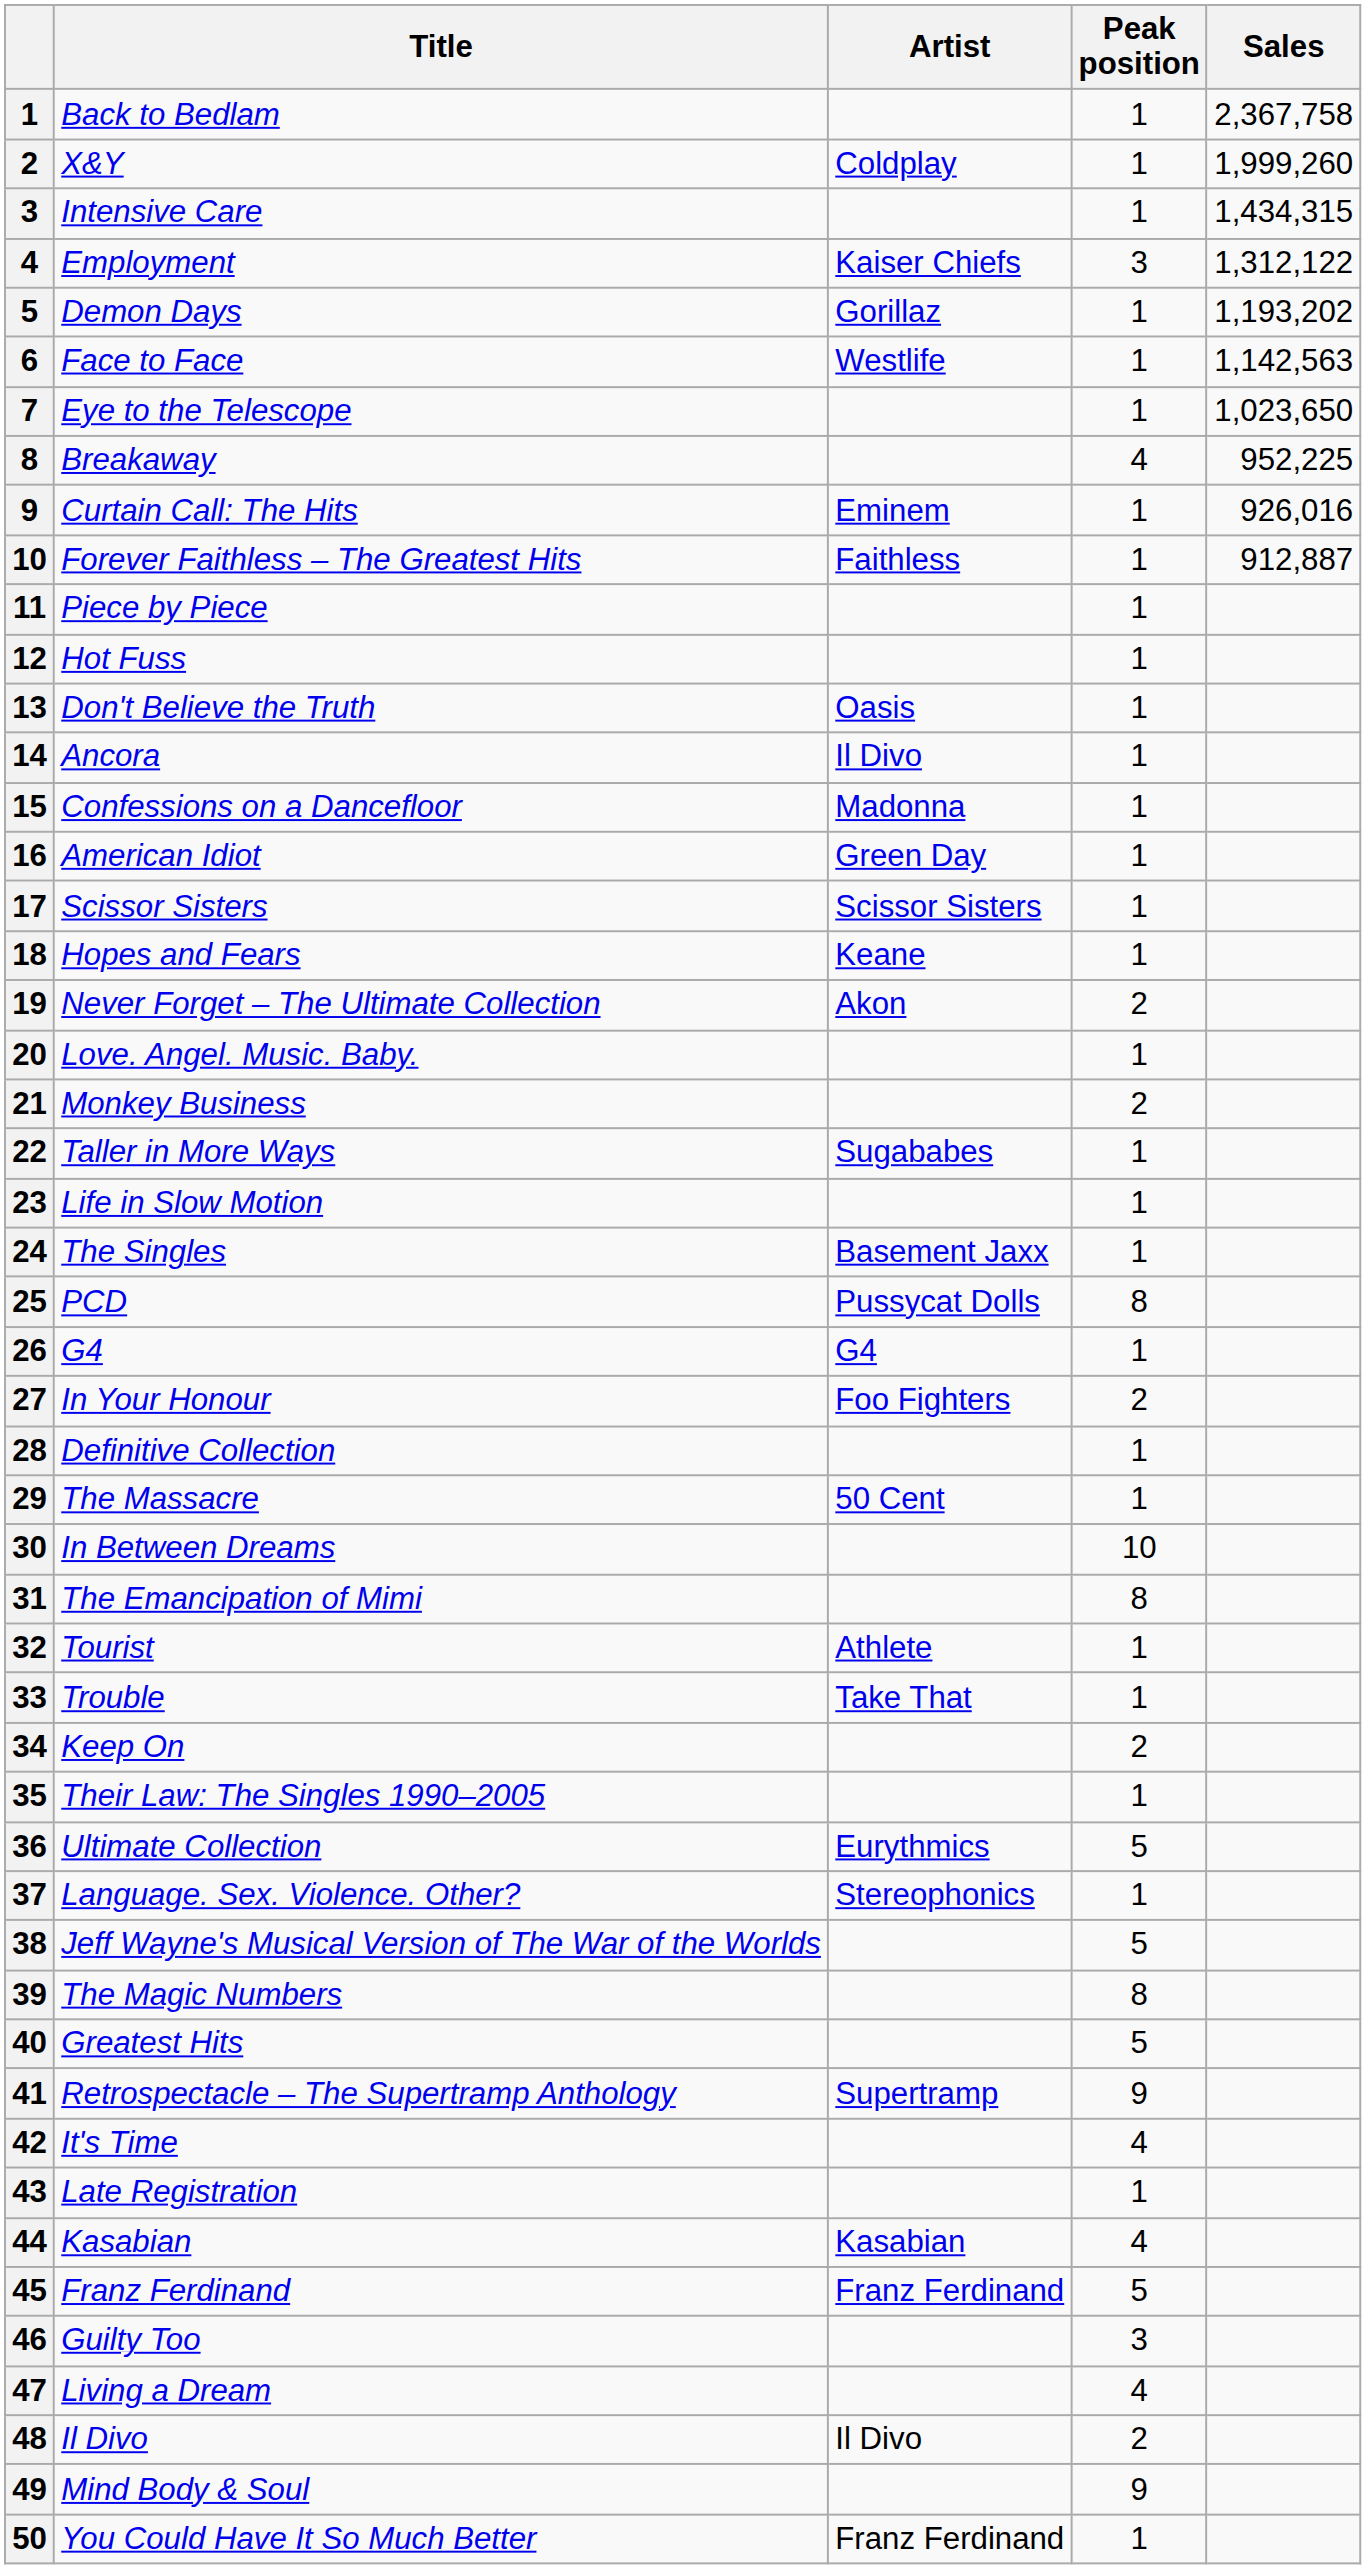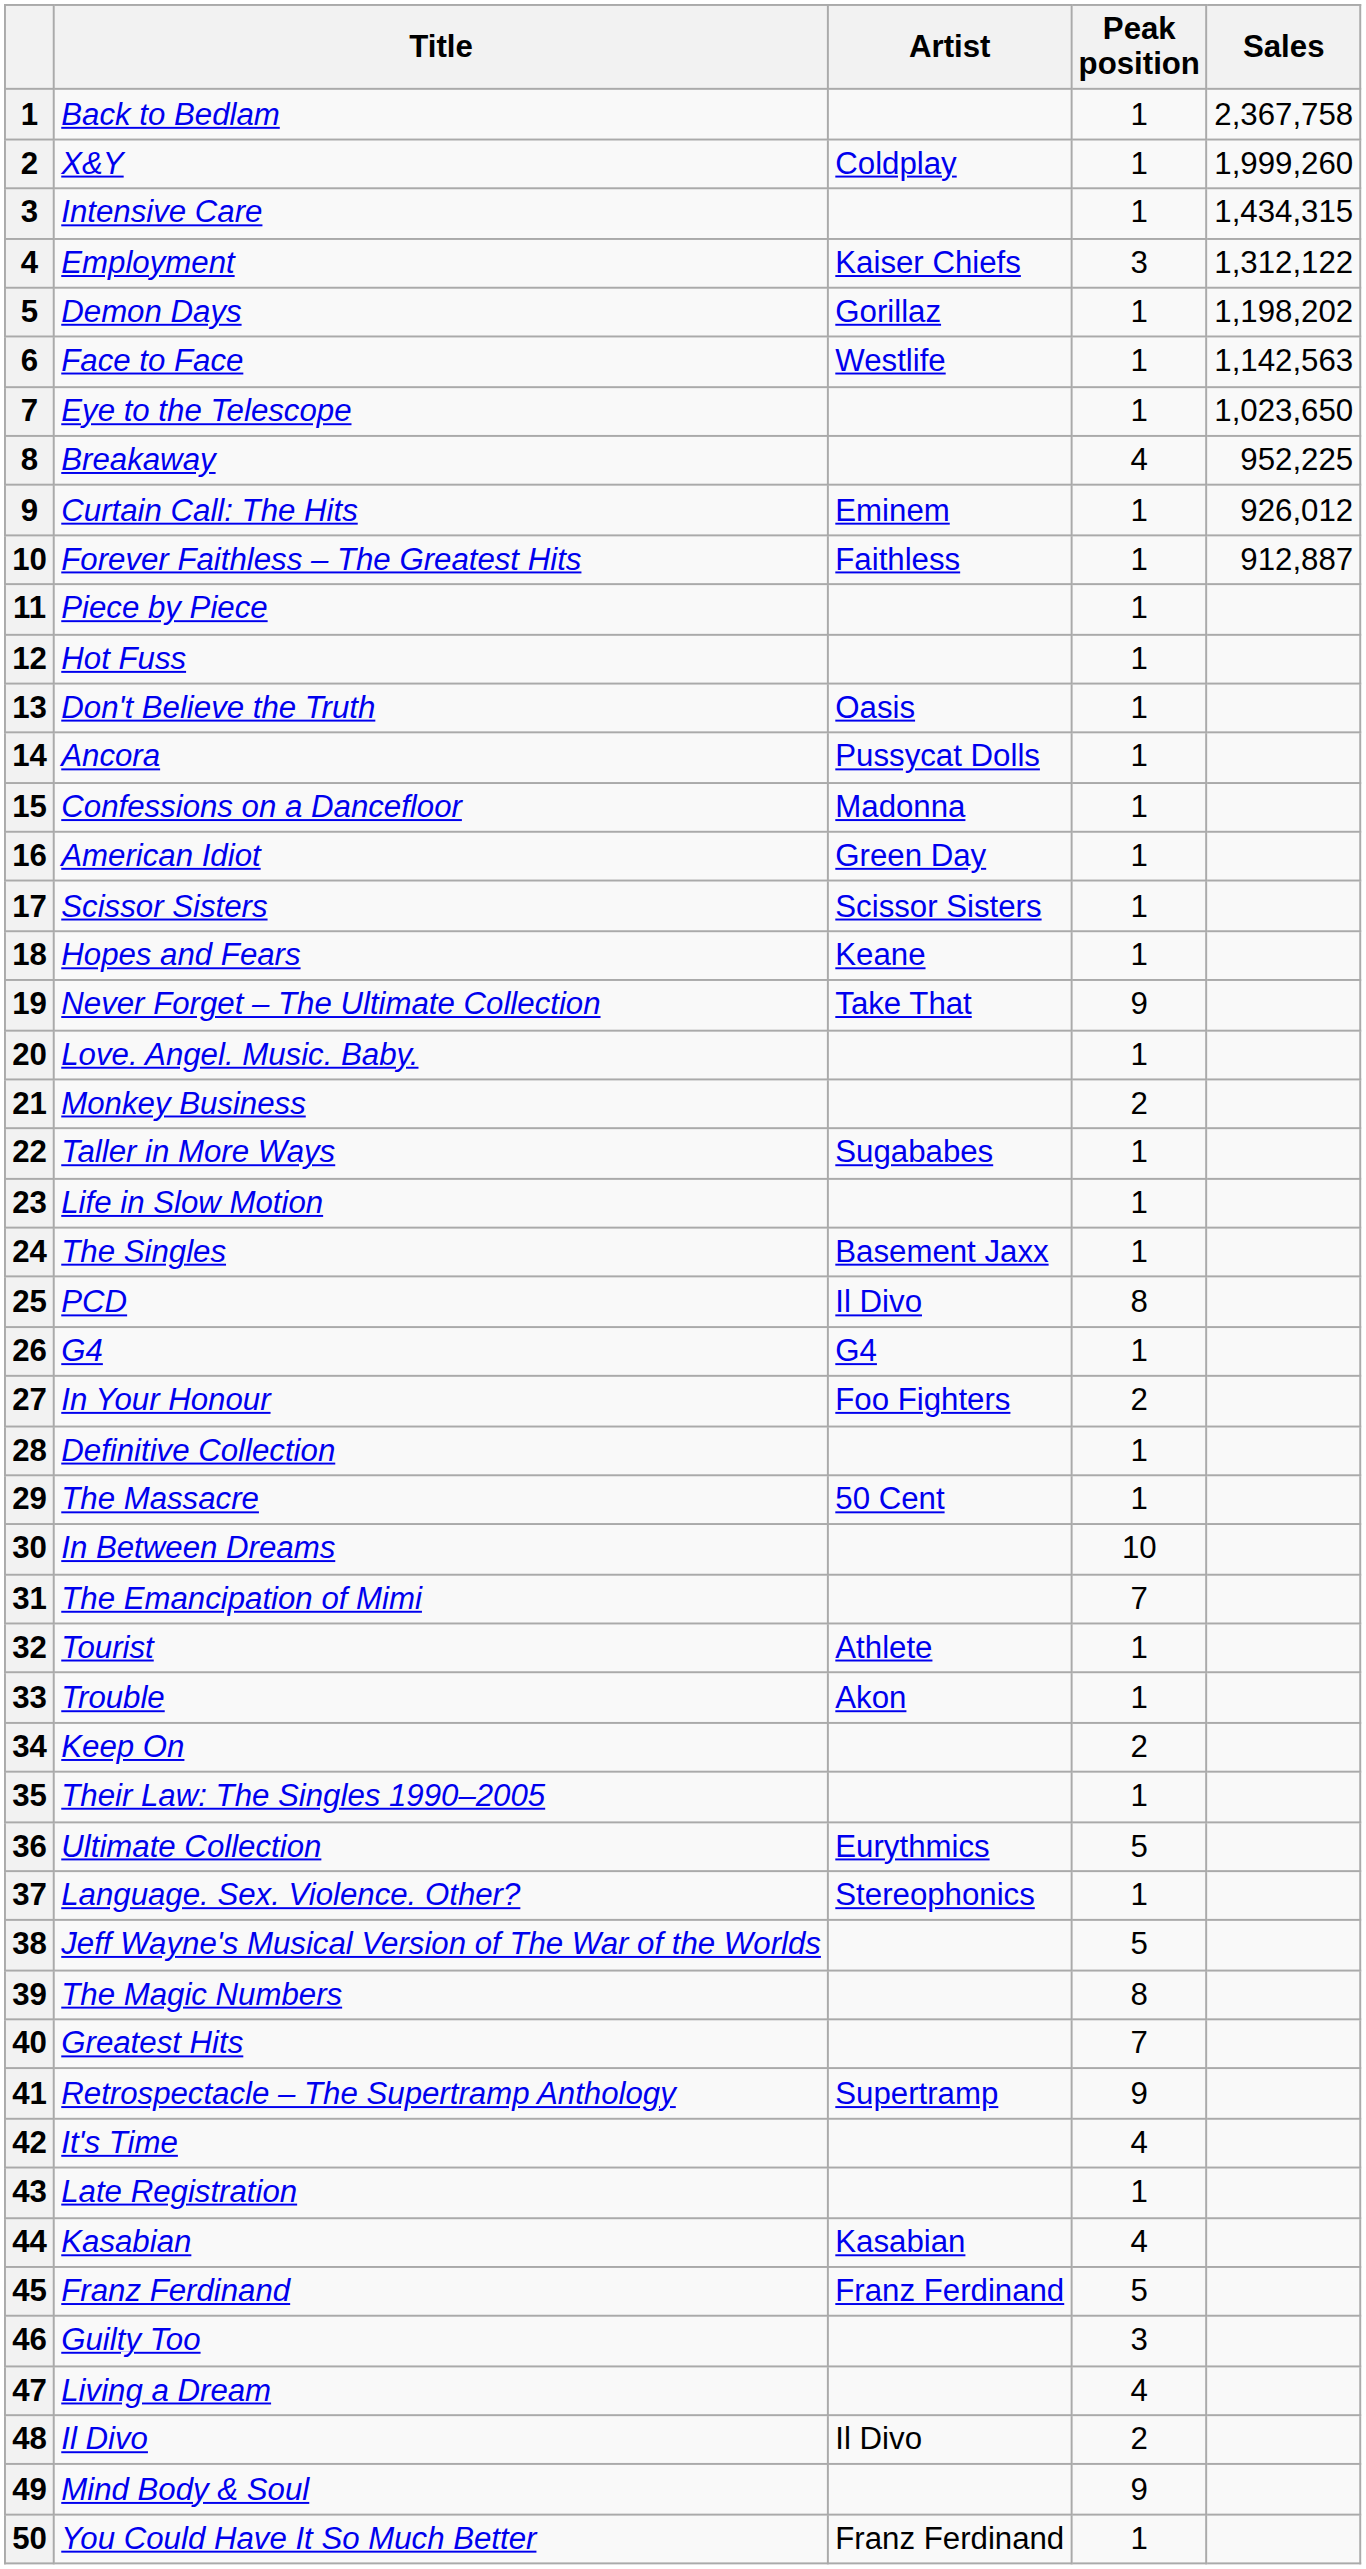(1284, 311) 1,193,202 -> (1284, 311) 1,198,202
(1297, 509) 926,016 -> (1297, 509) 926,012
(879, 757) Il Divo -> (938, 757) Pussycat Dolls
(871, 1004) Akon -> (904, 1004) Take That
(1139, 1004) 2 -> (1139, 1004) 9
(938, 1301) Pussycat Dolls -> (879, 1301) Il Divo
(1139, 1598) 8 -> (1139, 1598) 7
(904, 1697) Take That -> (871, 1697) Akon
(1139, 2043) 5 -> (1139, 2043) 7
